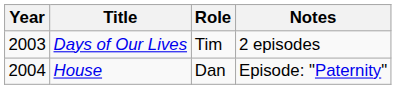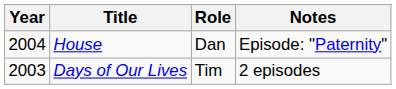rows swapped: (120, 44) <-> (78, 71)
